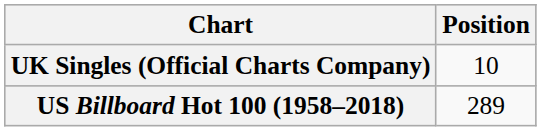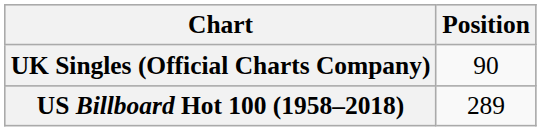(486, 65) 10 -> (486, 65) 90
